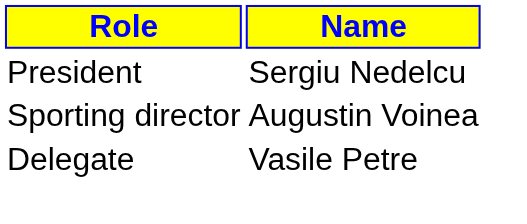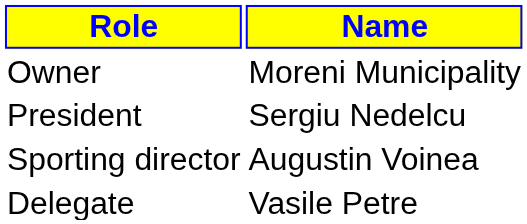+ row: (54, 72)
